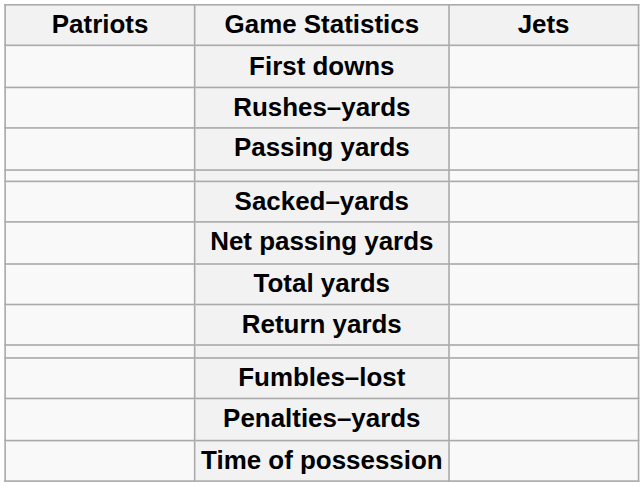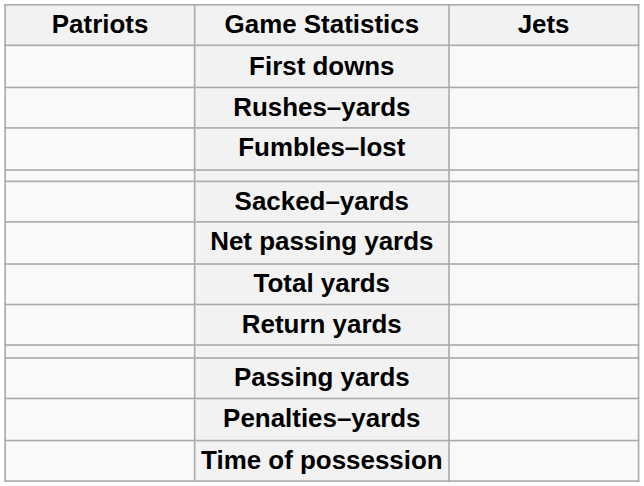rows swapped: (100, 149) <-> (100, 378)
